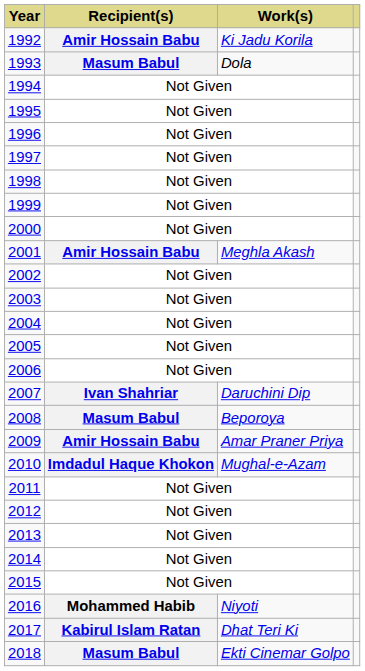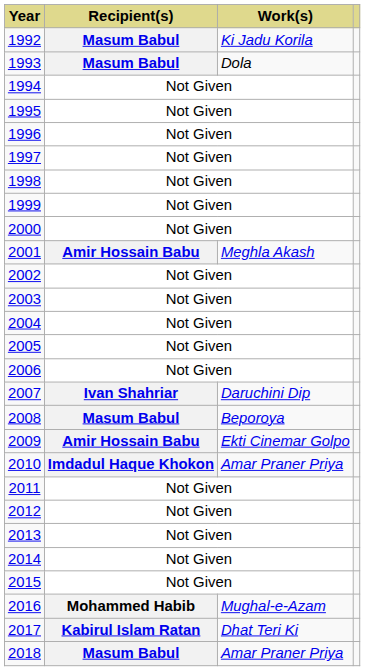(131, 39) Amir Hossain Babu -> (131, 39) Masum Babul
(282, 441) Amar Praner Priya -> (285, 441) Ekti Cinemar Golpo
(273, 464) Mughal-e-Azam -> (282, 464) Amar Praner Priya
(239, 606) Niyoti -> (273, 606) Mughal-e-Azam
(285, 653) Ekti Cinemar Golpo -> (282, 653) Amar Praner Priya
